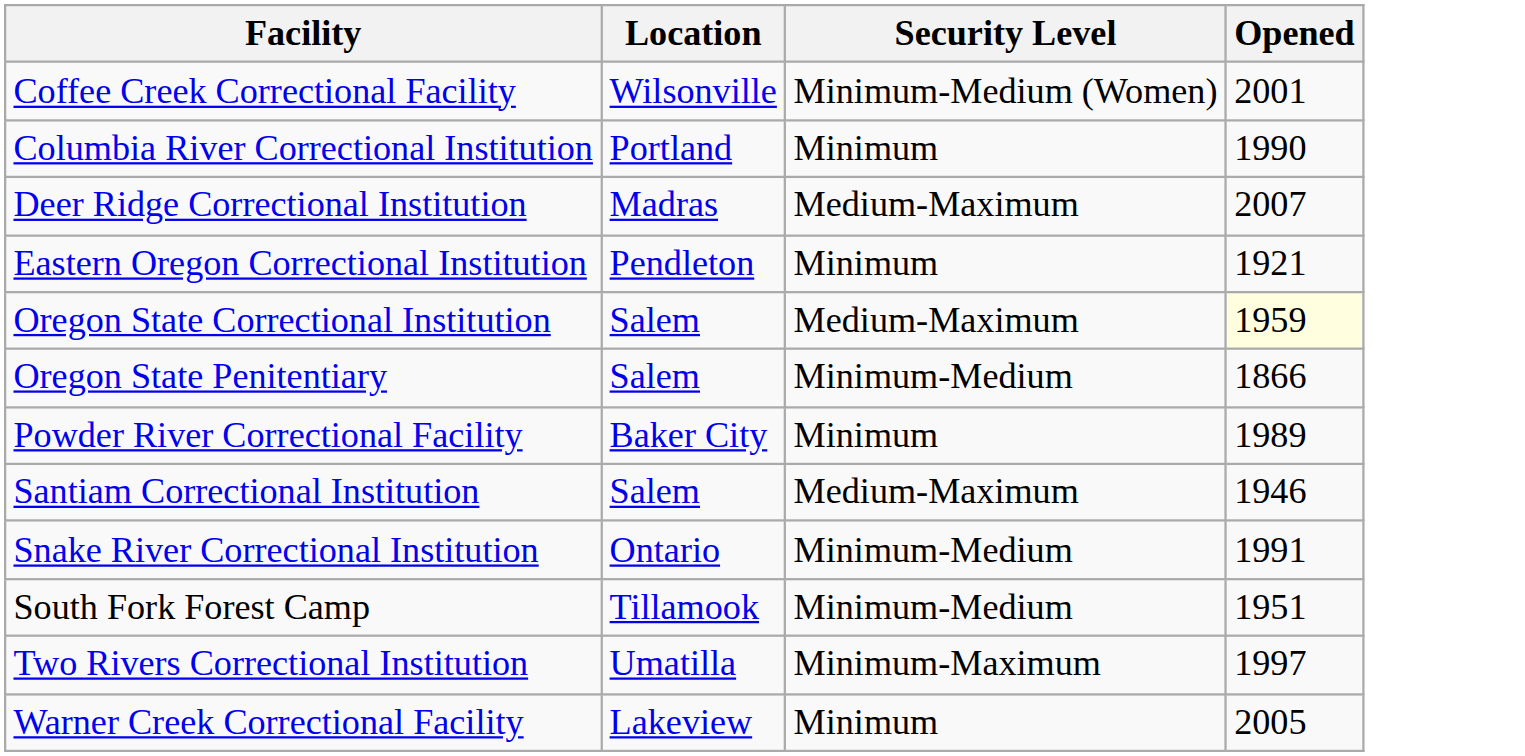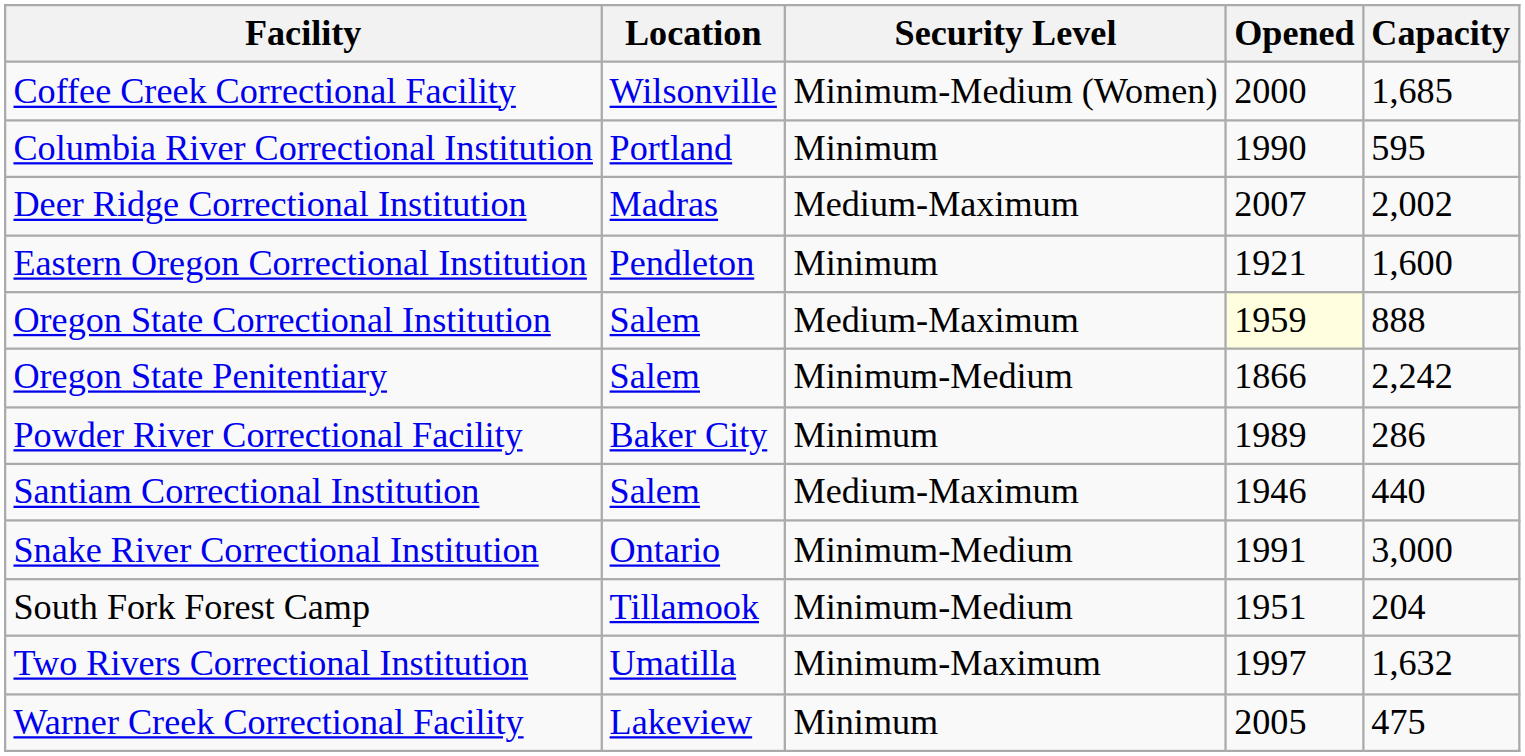+ column: (1441, 33)
(1270, 90) 2001 -> (1270, 90) 2000
